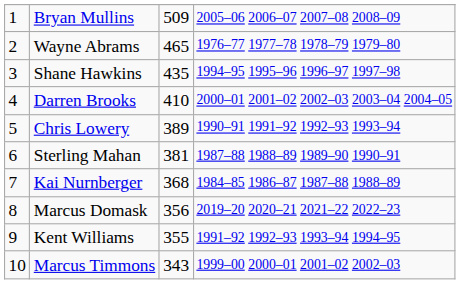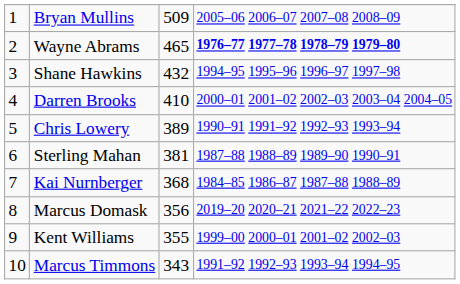(298, 45) normal -> (298, 45) bold
(176, 73) 435 -> (176, 73) 432
(298, 237) 1991–92 1992–93 1993–94 1994–95 -> (298, 237) 1999–00 2000–01 2001–02 2002–03
(298, 264) 1999–00 2000–01 2001–02 2002–03 -> (298, 264) 1991–92 1992–93 1993–94 1994–95
